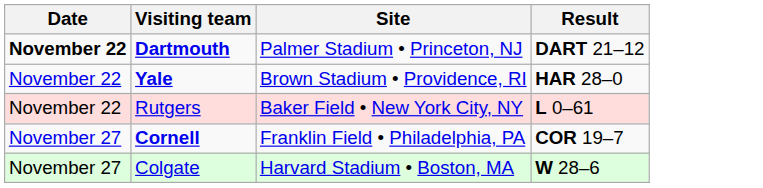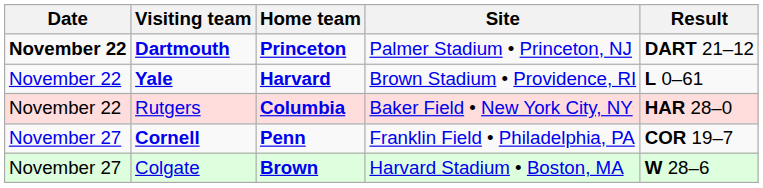+ column: (310, 19)
(579, 78) HAR 28–0 -> (674, 78) L 0–61
(564, 108) L 0–61 -> (688, 108) HAR 28–0
